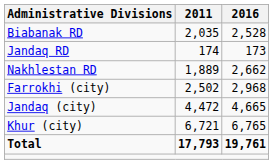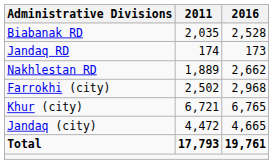rows swapped: (52, 107) <-> (45, 126)
